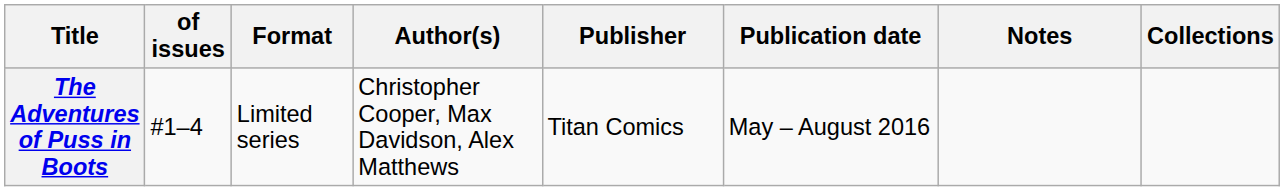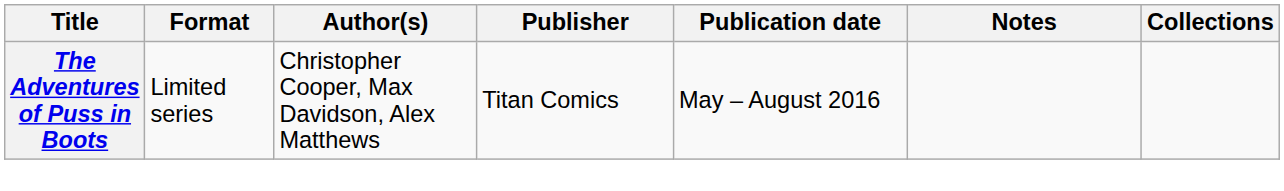- column: (188, 36)
